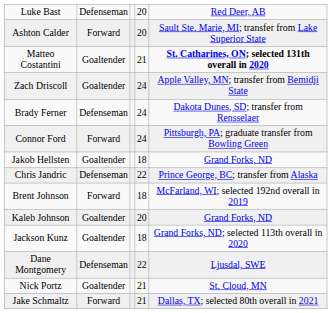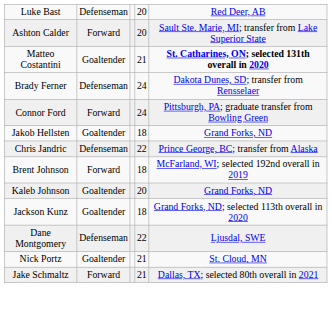- row: (41, 86)
